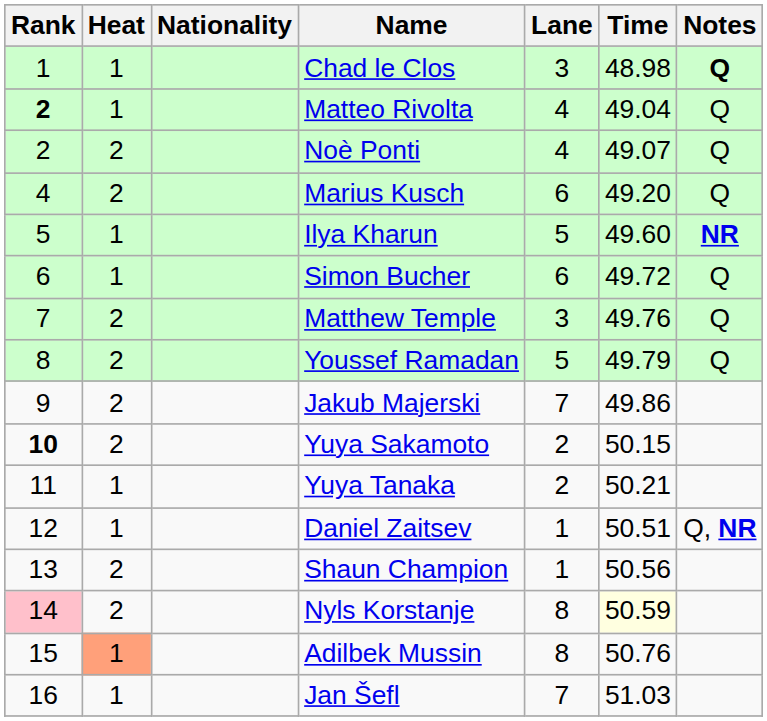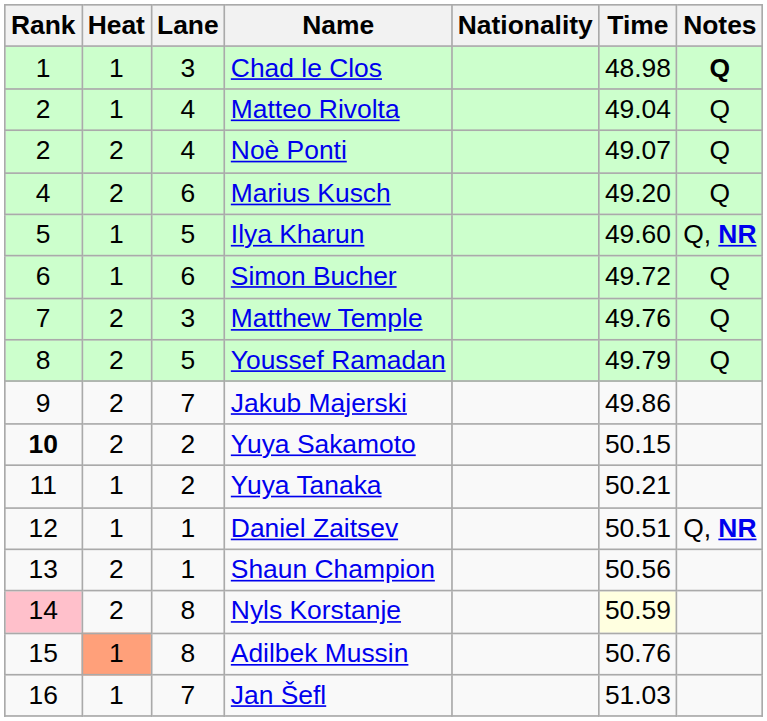columns swapped: (562, 25) <-> (225, 25)
(43, 109) bold -> (43, 109) normal
(720, 234) NR -> (720, 234) Q, NR
